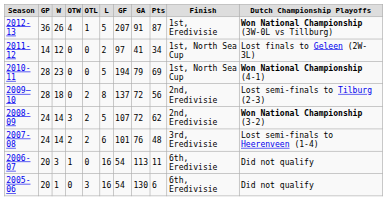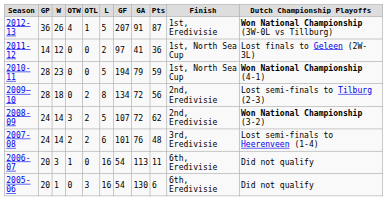(157, 50) 34 -> (157, 50) 36
(157, 73) 69 -> (157, 73) 59
(122, 95) 137 -> (122, 95) 134
